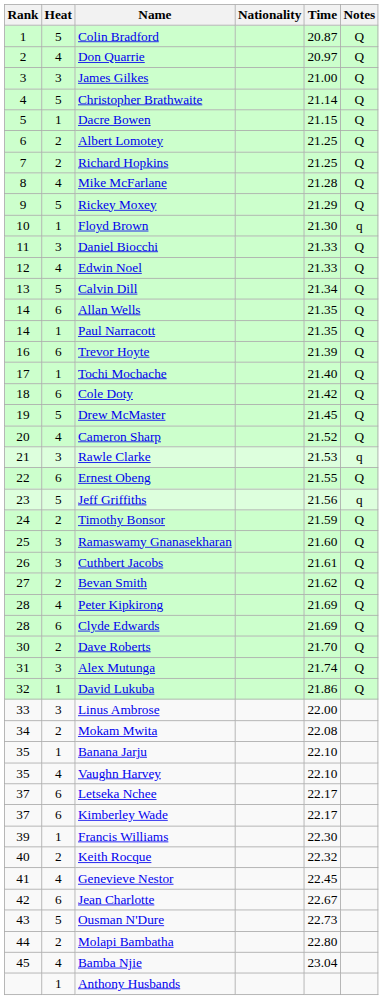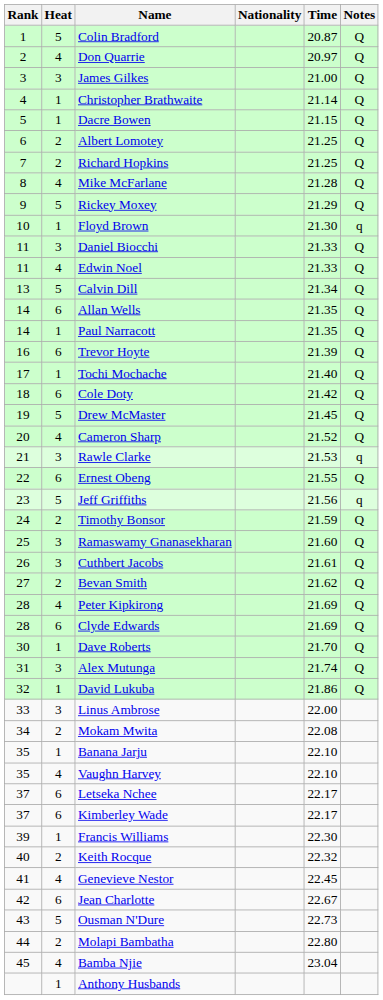(58, 99) 5 -> (58, 99) 1
(23, 267) 12 -> (23, 267) 11
(58, 646) 2 -> (58, 646) 1
